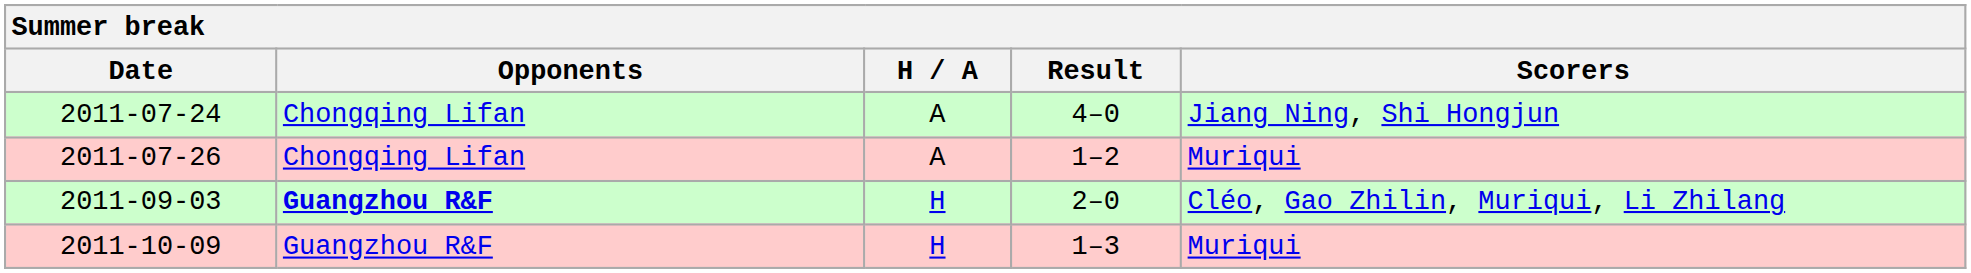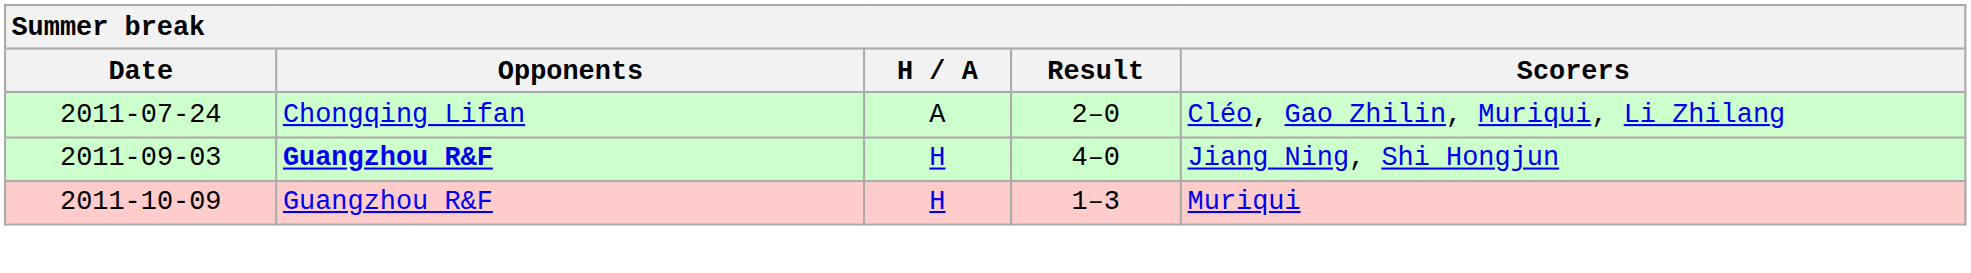(1096, 115) 4–0 -> (1096, 115) 2–0
(1373, 115) Jiang Ning, Shi Hongjun -> (1486, 115) Cléo, Gao Zhilin, Muriqui, Li Zhilang
- row: (141, 159)
(1096, 202) 2–0 -> (1096, 159) 4–0
(1486, 202) Cléo, Gao Zhilin, Muriqui, Li Zhilang -> (1373, 159) Jiang Ning, Shi Hongjun
